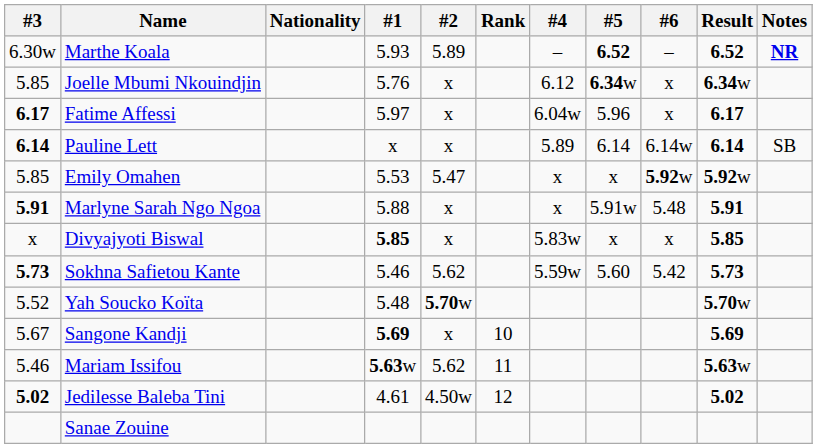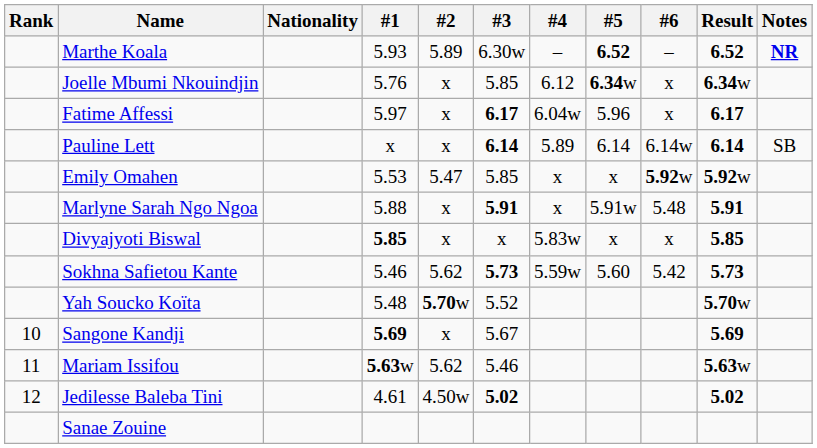columns swapped: (503, 20) <-> (32, 20)
